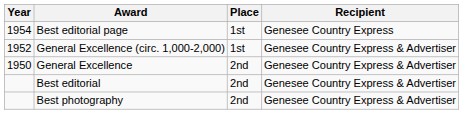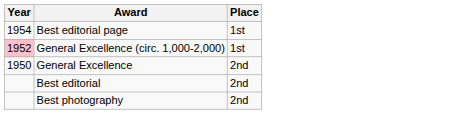- column: (360, 13)
(19, 48) no background -> (19, 48) pink background
